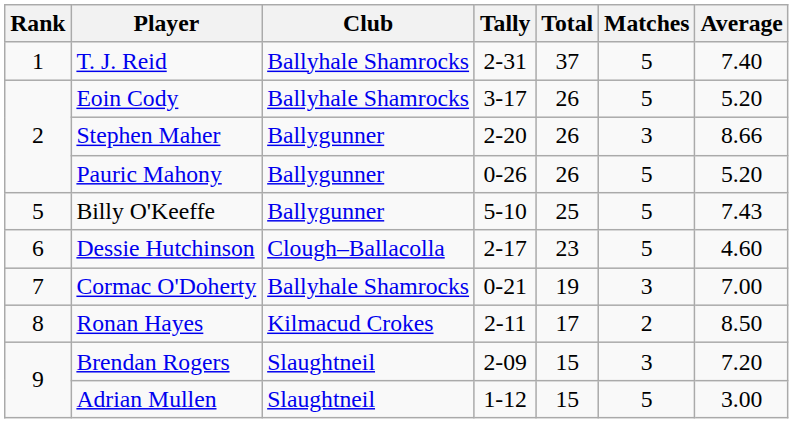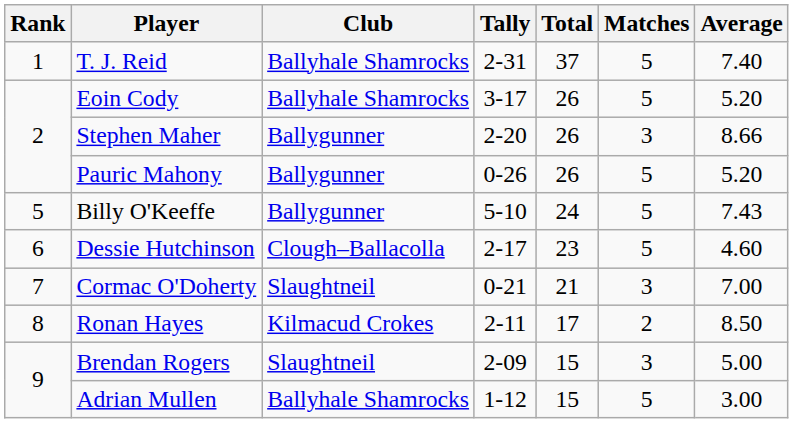(567, 211) 25 -> (567, 211) 24
(368, 286) Ballyhale Shamrocks -> (321, 286) Slaughtneil
(567, 286) 19 -> (567, 286) 21
(742, 361) 7.20 -> (742, 361) 5.00
(321, 398) Slaughtneil -> (368, 398) Ballyhale Shamrocks
